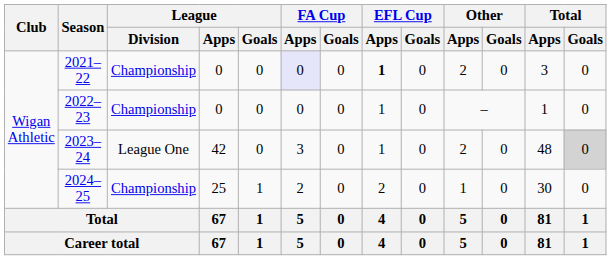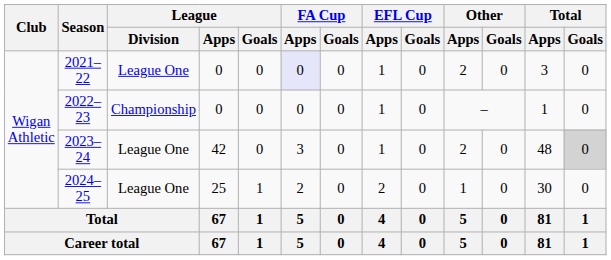(153, 70) Championship -> (153, 70) League One
(382, 70) bold -> (382, 70) normal
(153, 188) Championship -> (153, 188) League One
